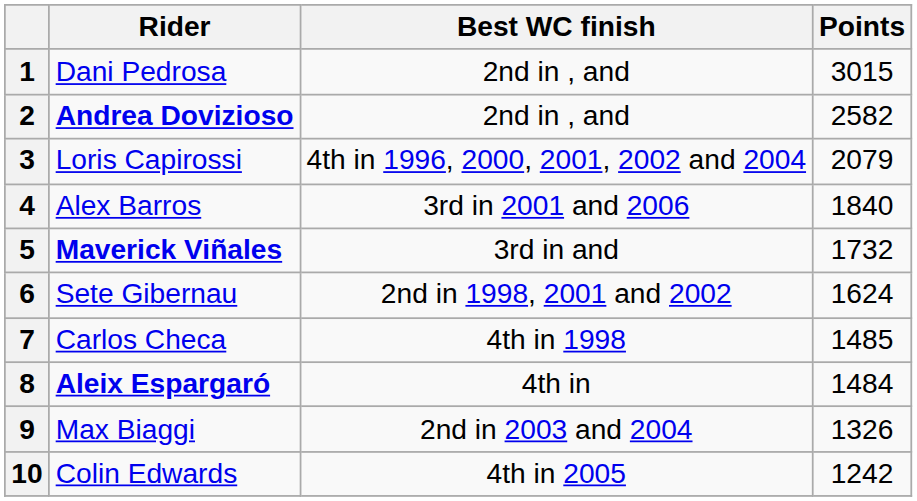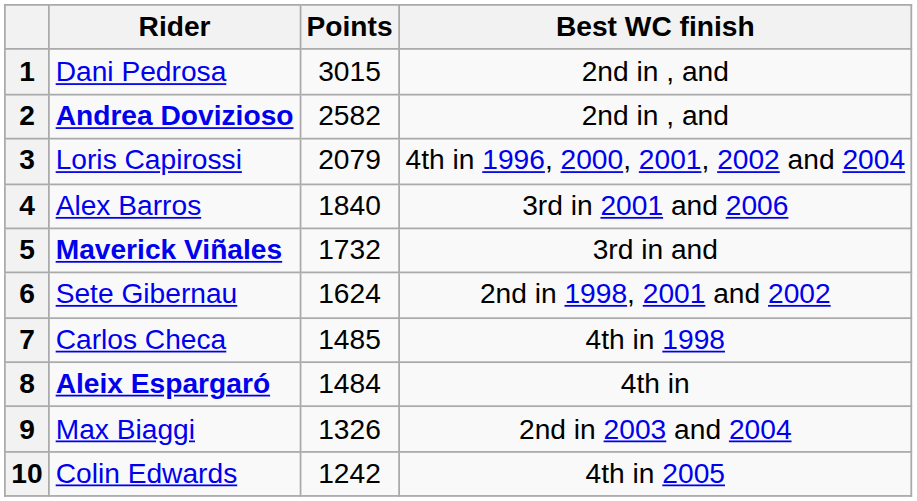columns swapped: (862, 26) <-> (556, 26)
